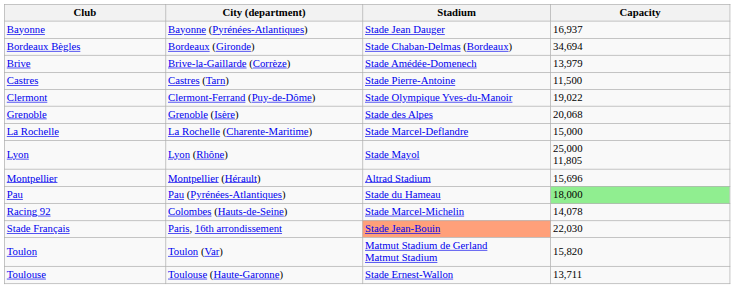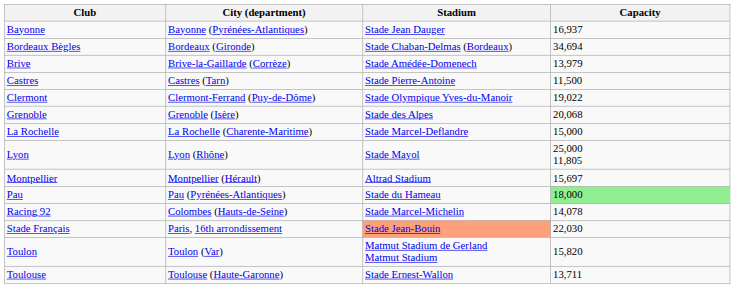(568, 178) 15,696 -> (568, 178) 15,697
